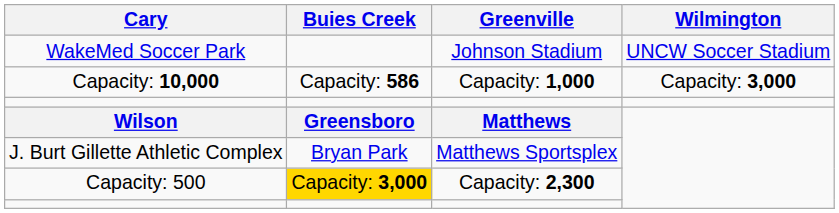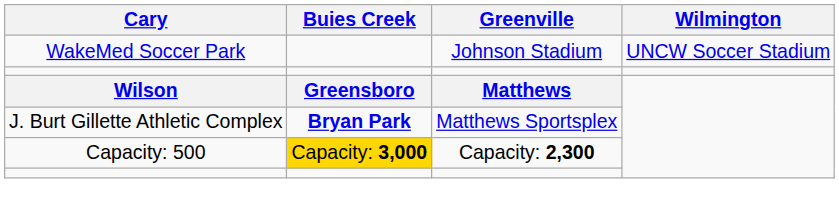- row: (146, 81)
(359, 152) normal -> (359, 121) bold
